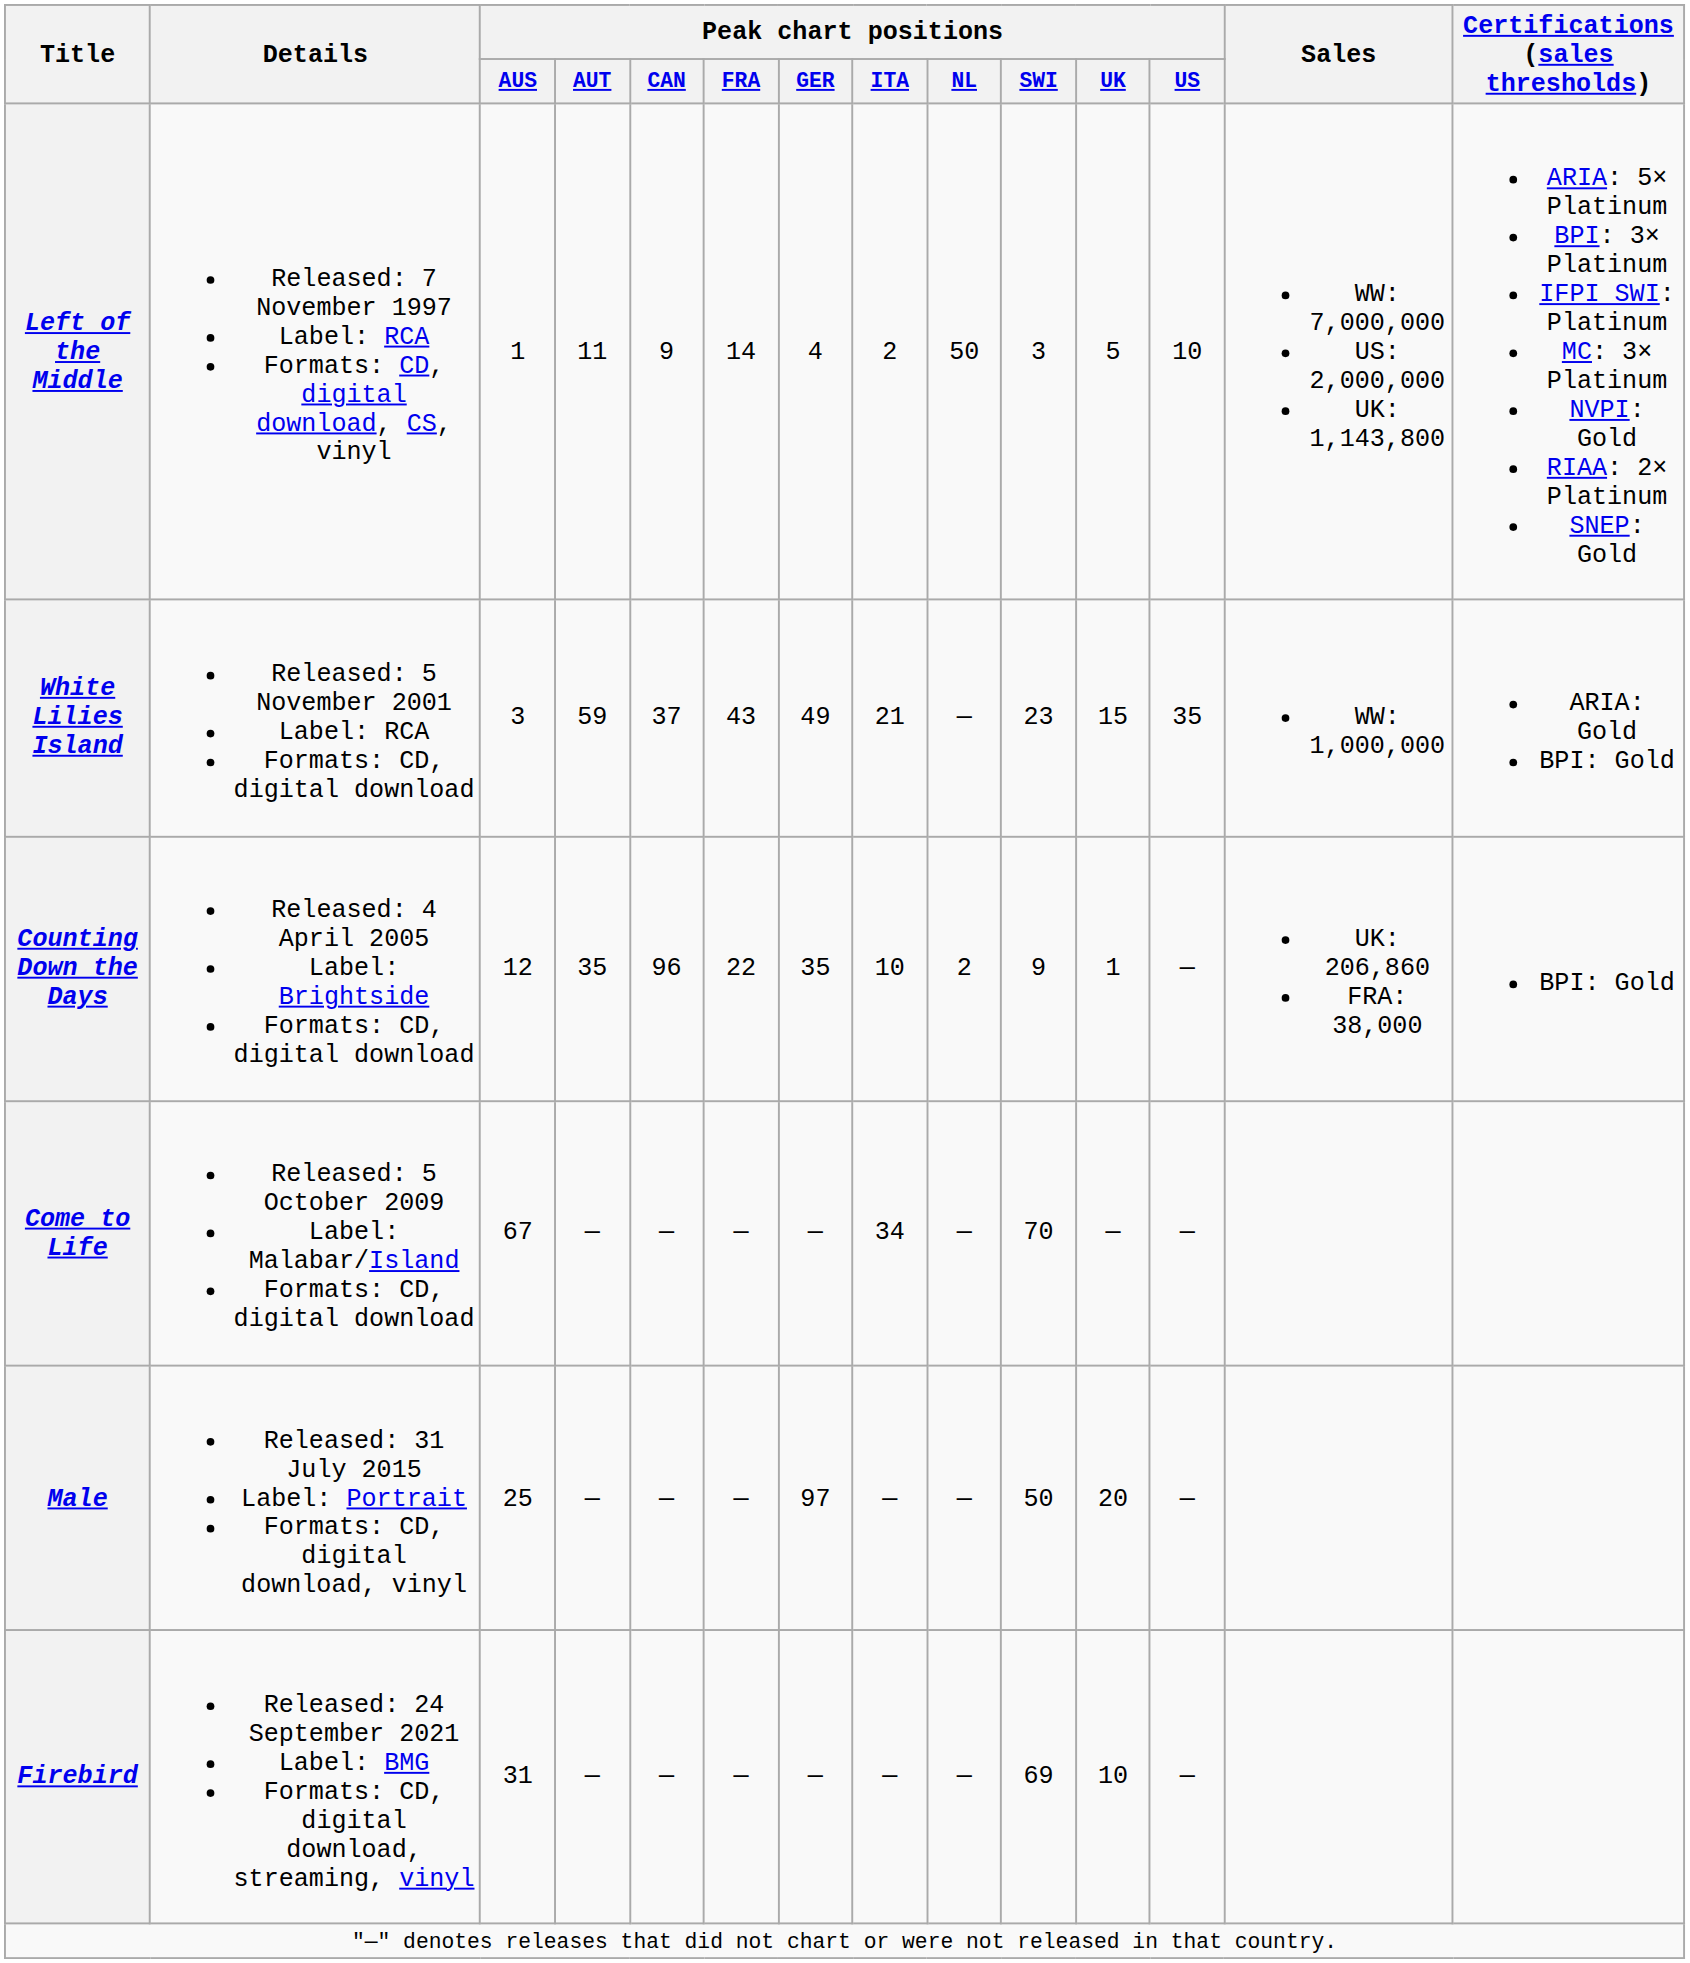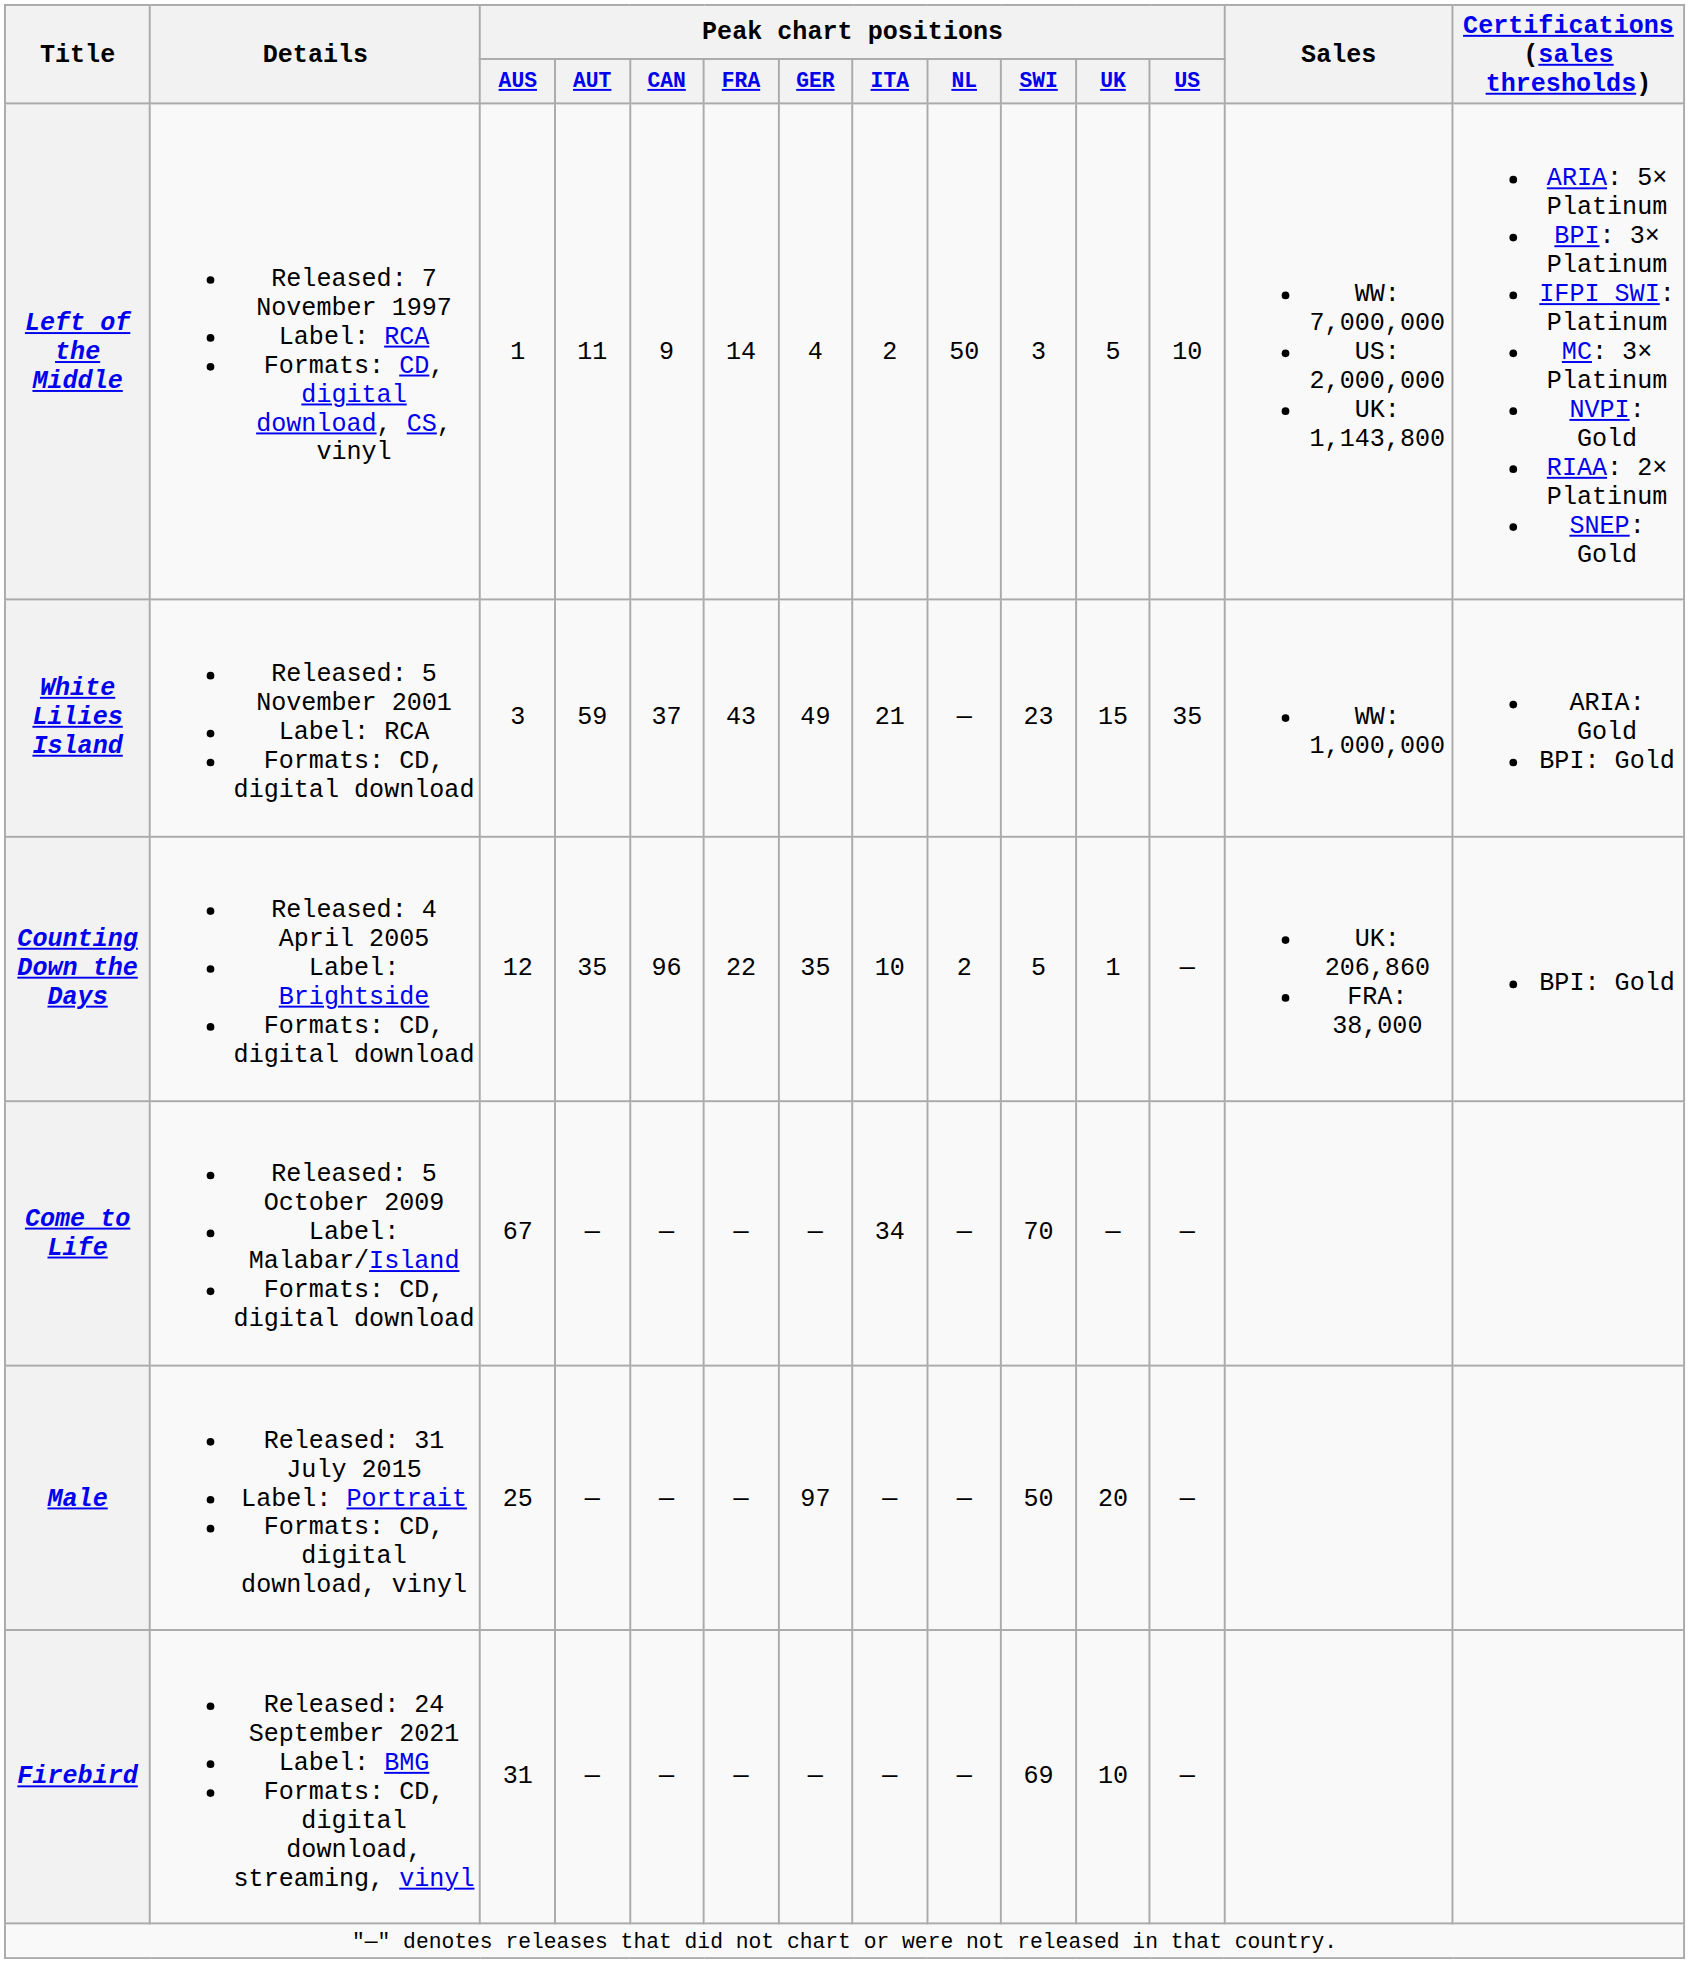(1039, 968) 9 -> (1039, 968) 5
